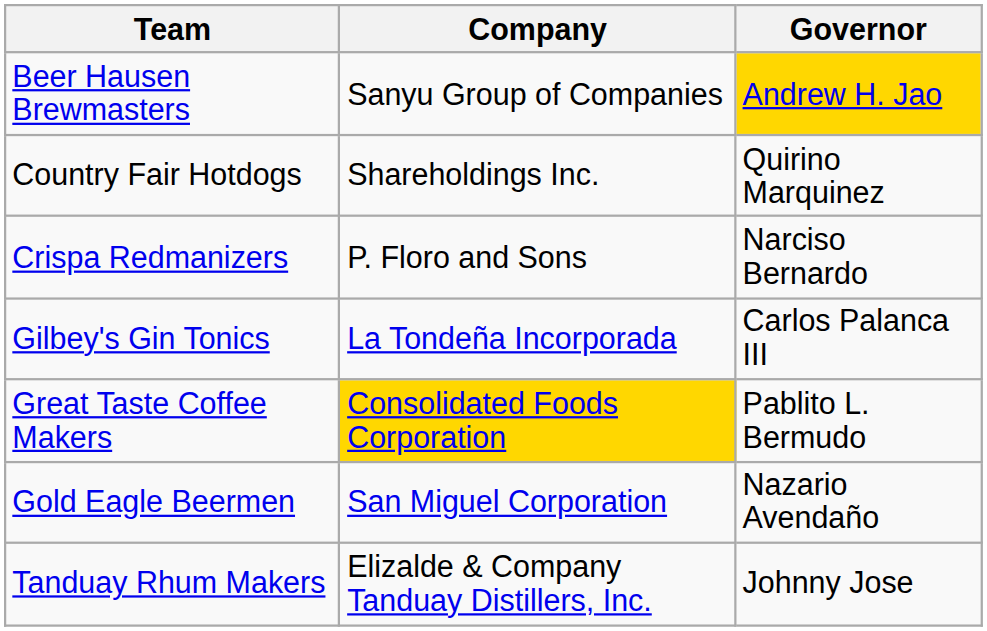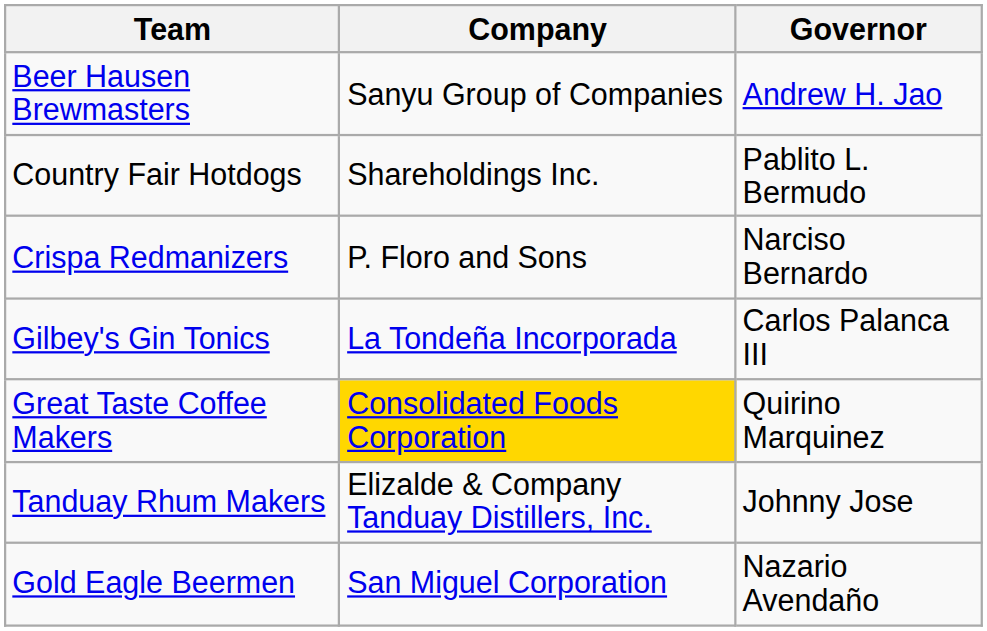(842, 94) gold background -> (842, 94) no background
(814, 175) Quirino Marquinez -> (806, 175) Pablito L. Bermudo
(806, 420) Pablito L. Bermudo -> (814, 420) Quirino Marquinez
rows swapped: (154, 502) <-> (169, 583)
